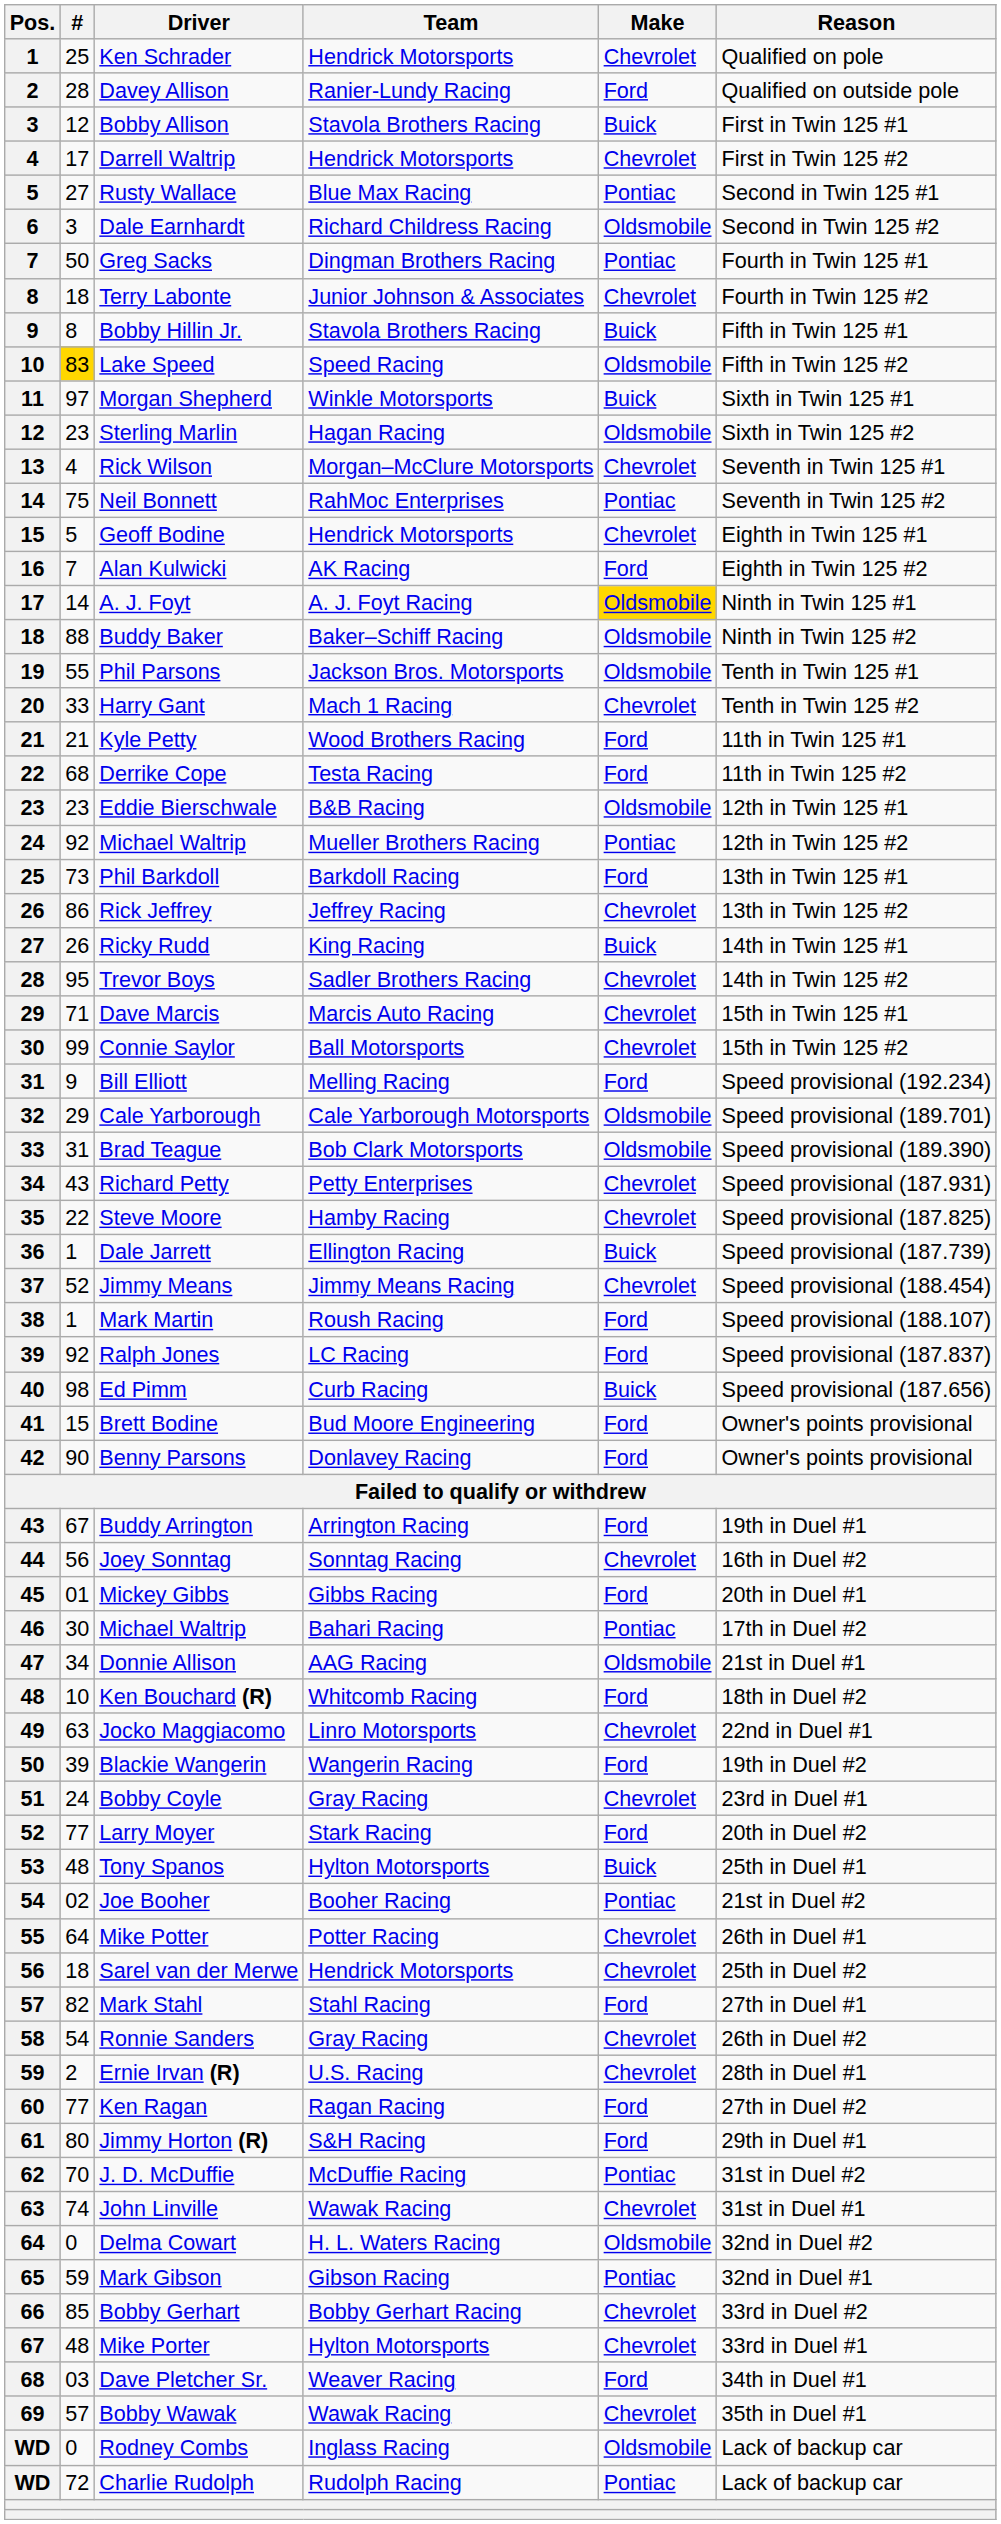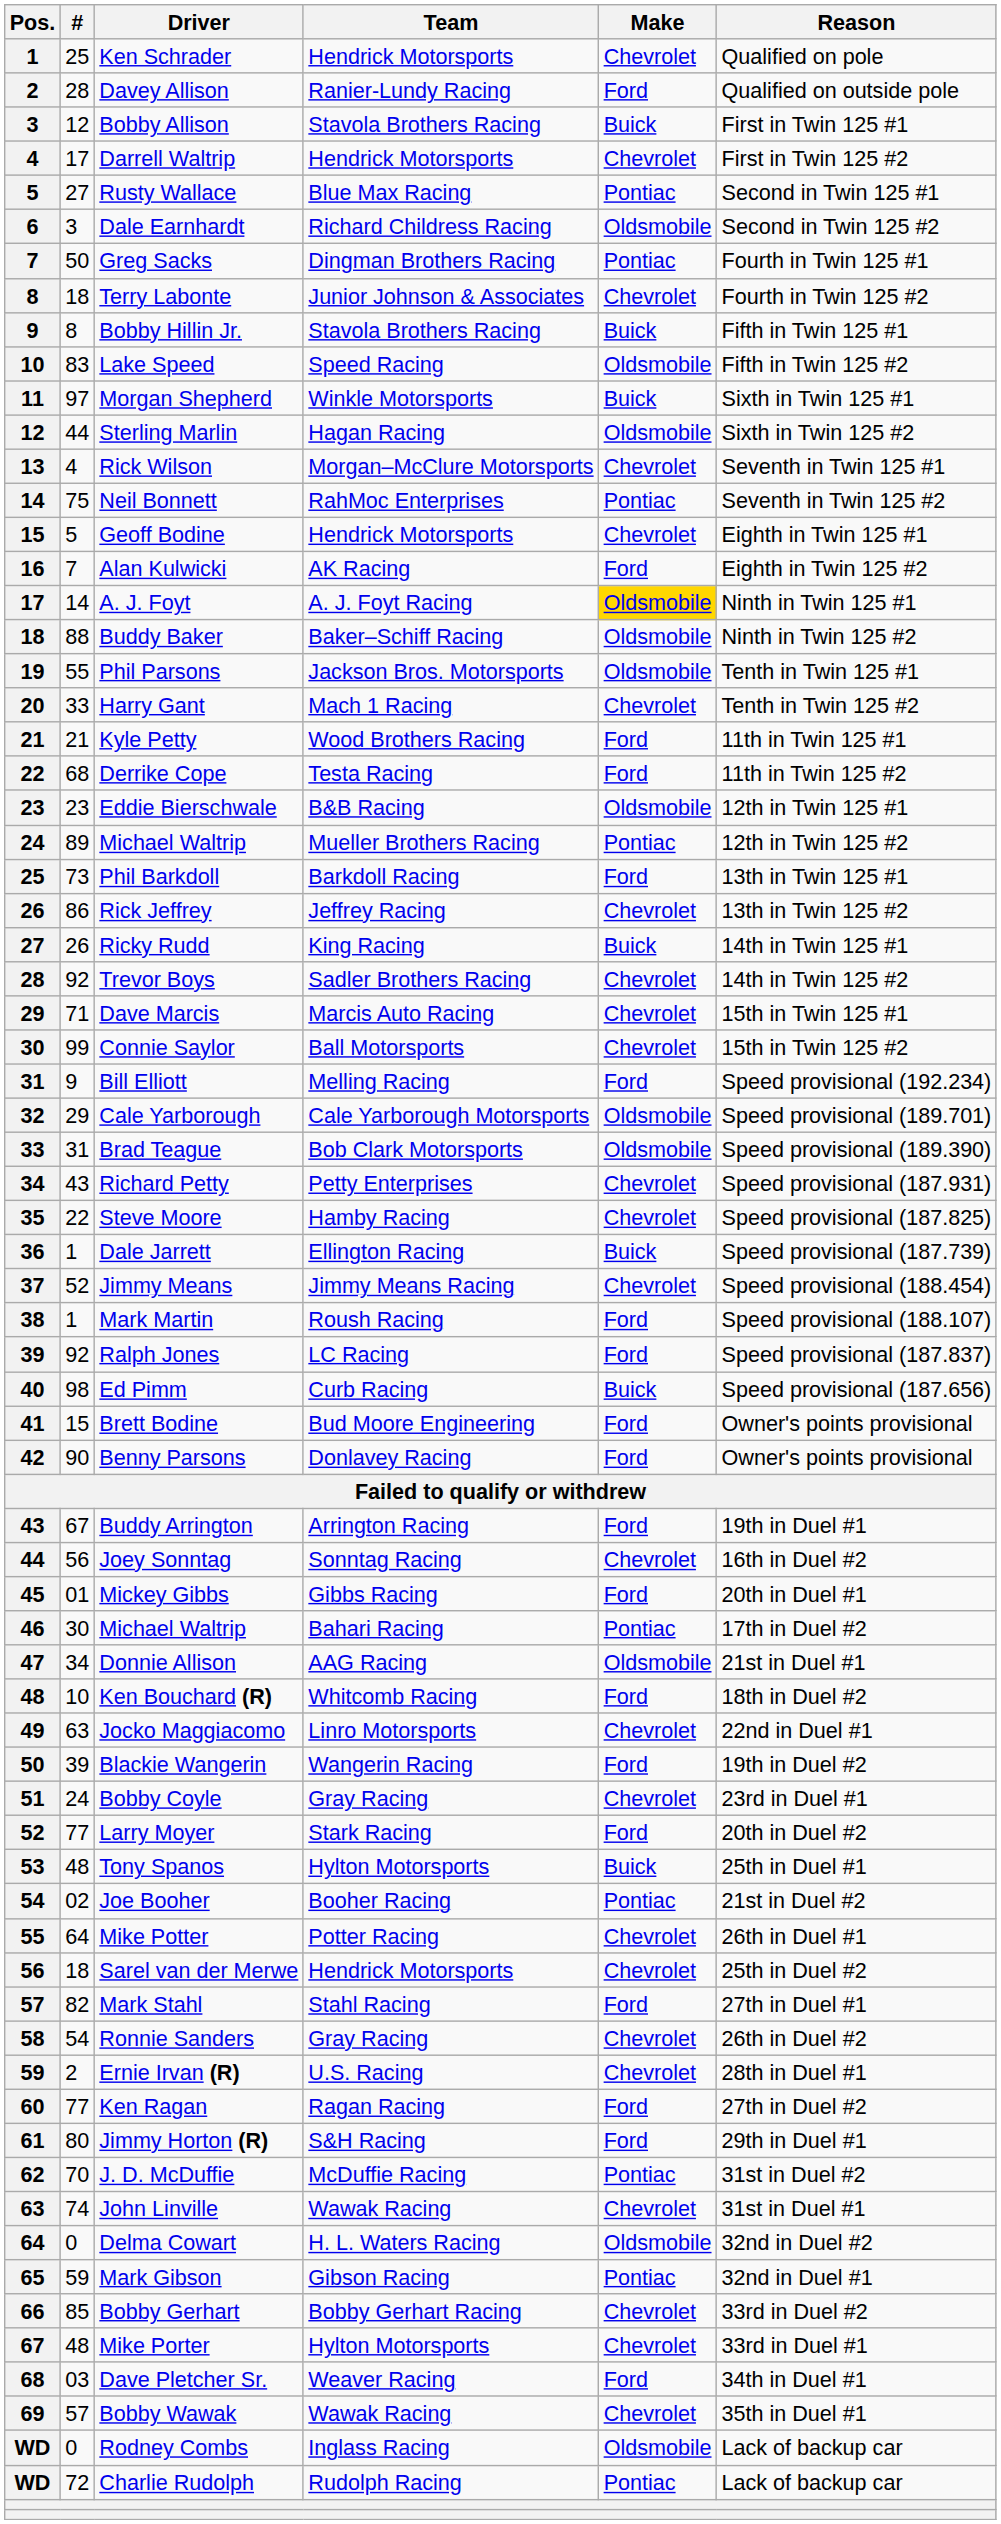(77, 364) gold background -> (77, 364) no background
(77, 432) 23 -> (77, 432) 44
(77, 842) 92 -> (77, 842) 89
(77, 979) 95 -> (77, 979) 92
